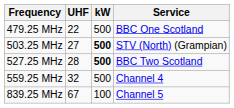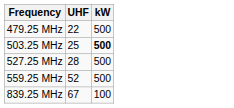- column: (171, 12)
(73, 45) 27 -> (73, 45) 25
(102, 62) bold -> (102, 62) normal
(73, 78) 32 -> (73, 78) 52
